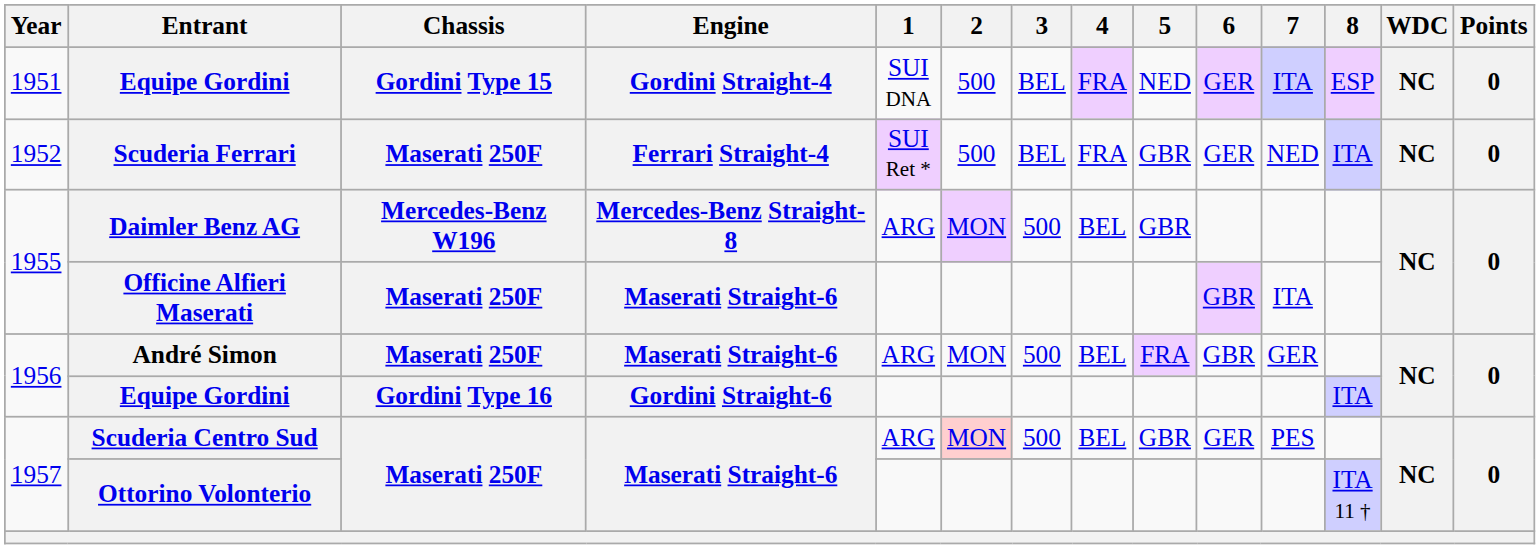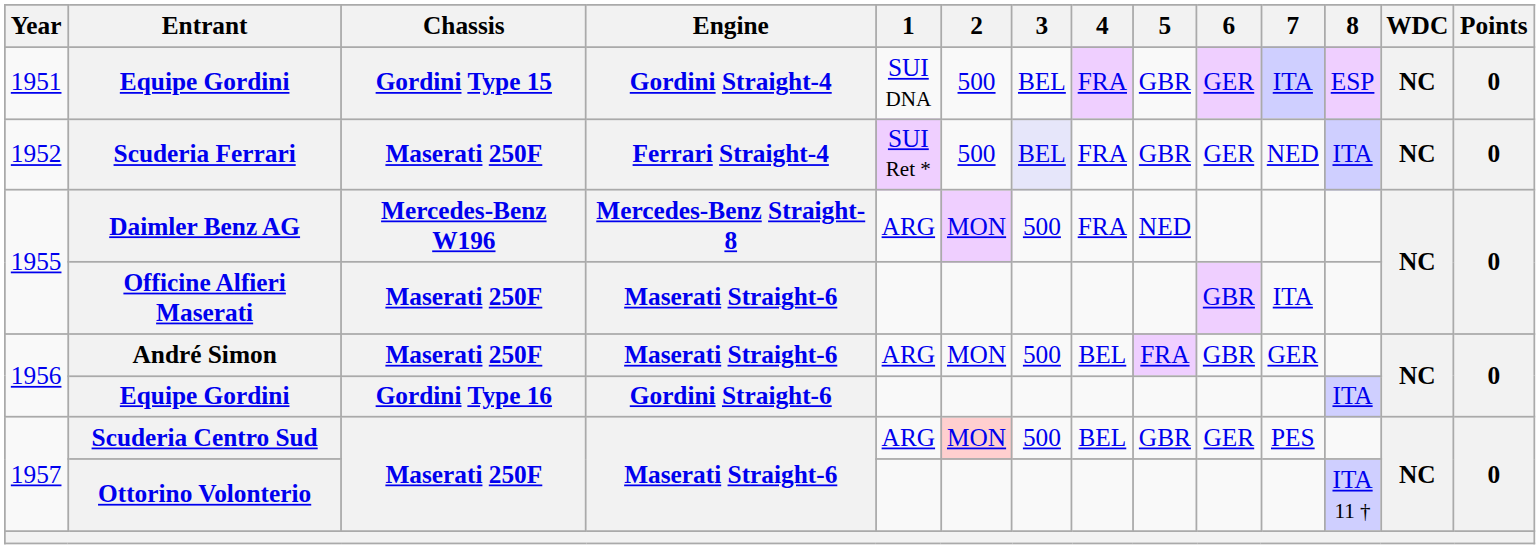(1165, 82) NED -> (1165, 82) GBR
(1042, 154) no background -> (1042, 154) lavender background
(1102, 225) BEL -> (1102, 225) FRA
(1165, 225) GBR -> (1165, 225) NED
